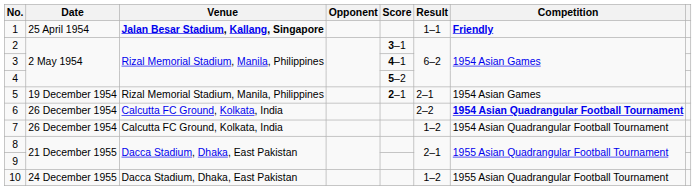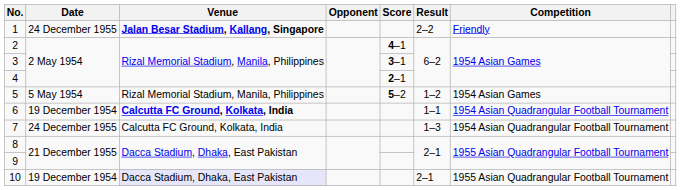(59, 29) 25 April 1954 -> (73, 29) 24 December 1955
(432, 29) 1–1 -> (425, 29) 2–2
(473, 29) bold -> (471, 29) normal
(397, 45) 3–1 -> (397, 45) 4–1
(397, 62) 4–1 -> (397, 62) 3–1
(397, 78) 5–2 -> (397, 78) 2–1
(73, 95) 19 December 1954 -> (55, 95) 5 May 1954
(397, 95) 2–1 -> (397, 95) 5–2
(425, 95) 2–1 -> (432, 95) 1–2
(73, 111) 26 December 1954 -> (73, 111) 19 December 1954
(202, 111) normal -> (207, 111) bold
(425, 111) 2–2 -> (432, 111) 1–1
(568, 111) bold -> (561, 111) normal
(73, 128) 26 December 1954 -> (73, 128) 24 December 1955
(432, 128) 1–2 -> (432, 128) 1–3
(73, 177) 24 December 1955 -> (73, 177) 19 December 1954
(209, 177) no background -> (209, 177) lavender background
(432, 177) 1–2 -> (425, 177) 2–1
